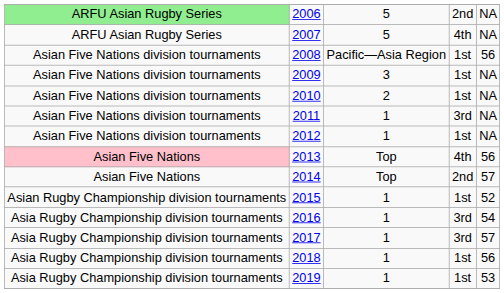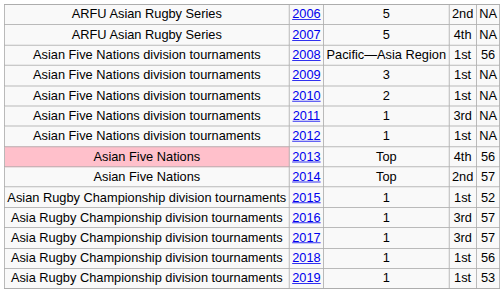(147, 14) lightgreen background -> (147, 14) no background
(488, 217) 54 -> (488, 217) 57
